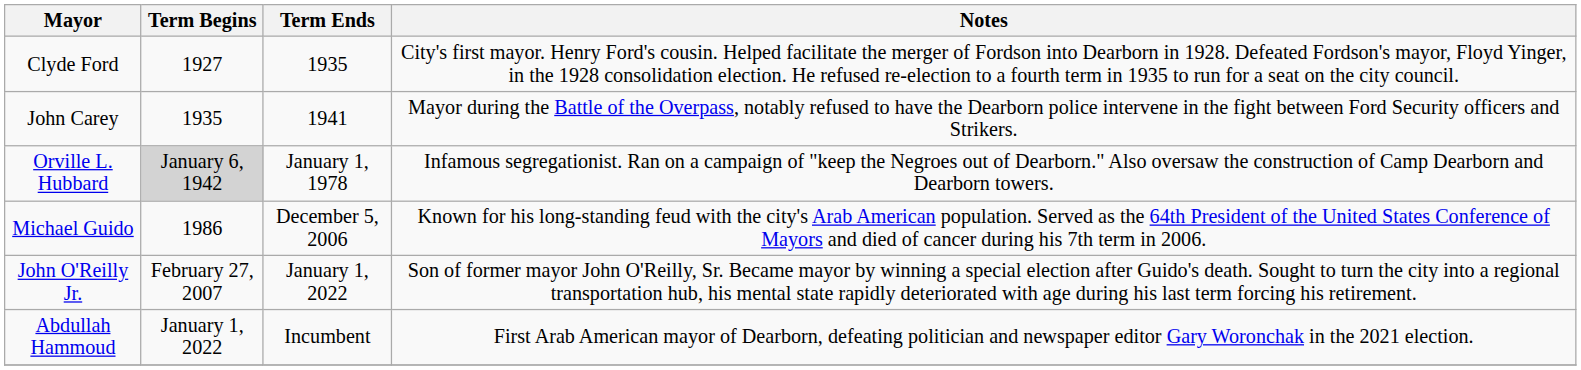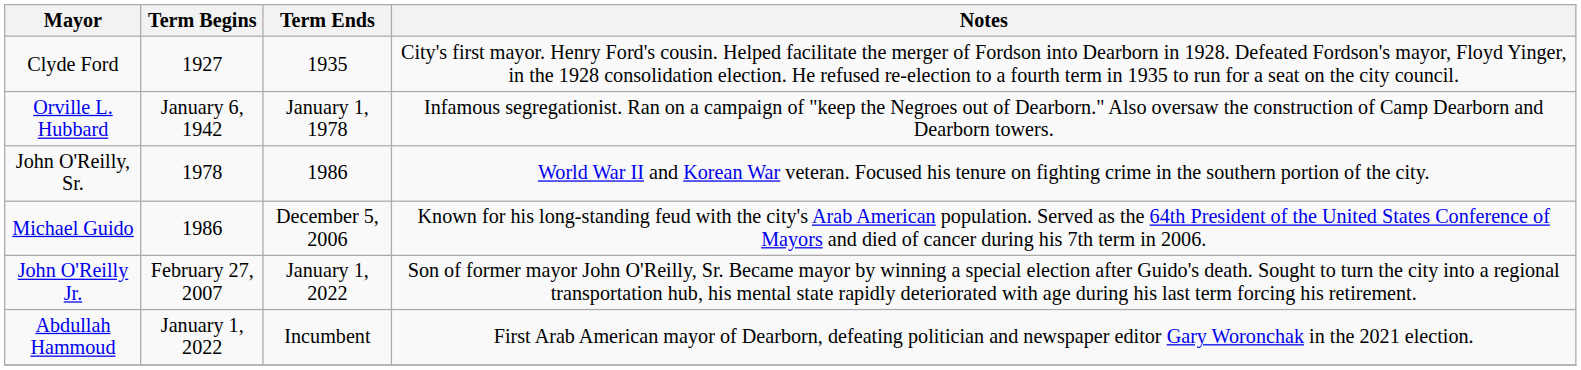- row: (73, 118)
(202, 173) lightgrey background -> (202, 118) no background
+ row: (73, 173)
